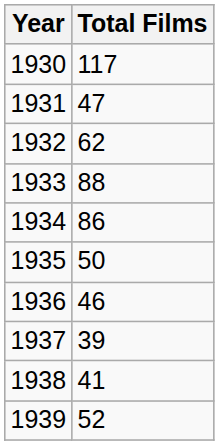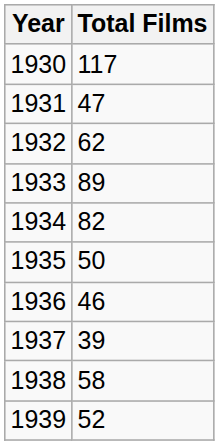(91, 182) 88 -> (91, 182) 89
(91, 222) 86 -> (91, 222) 82
(91, 380) 41 -> (91, 380) 58
